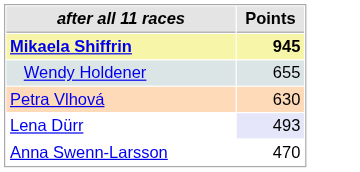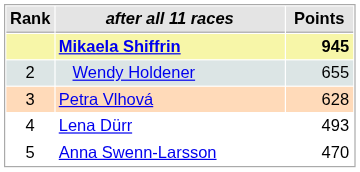+ column: (30, 19)
(287, 99) 630 -> (335, 99) 628
(287, 126) lavender background -> (335, 126) no background
